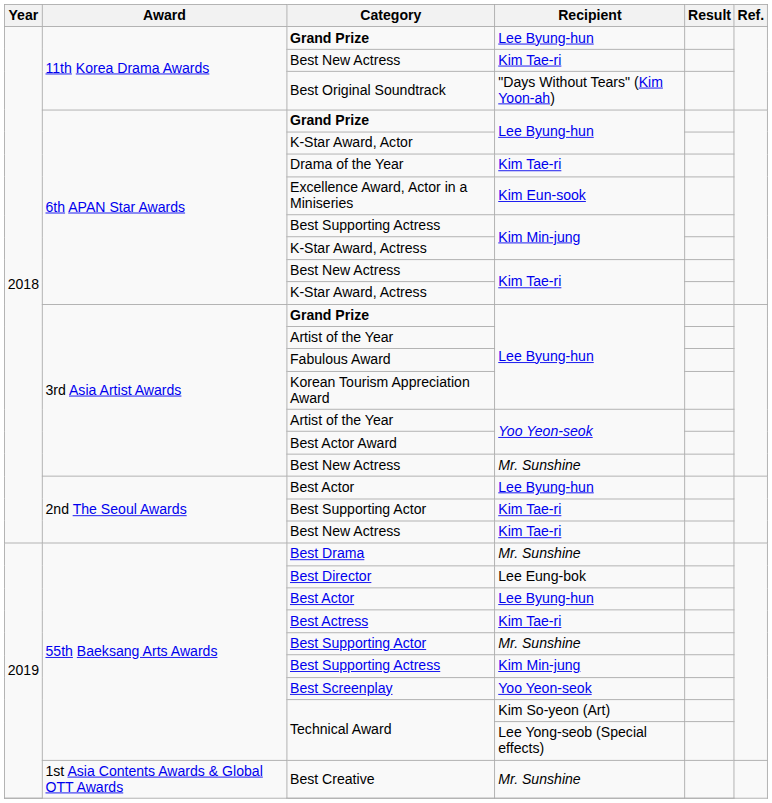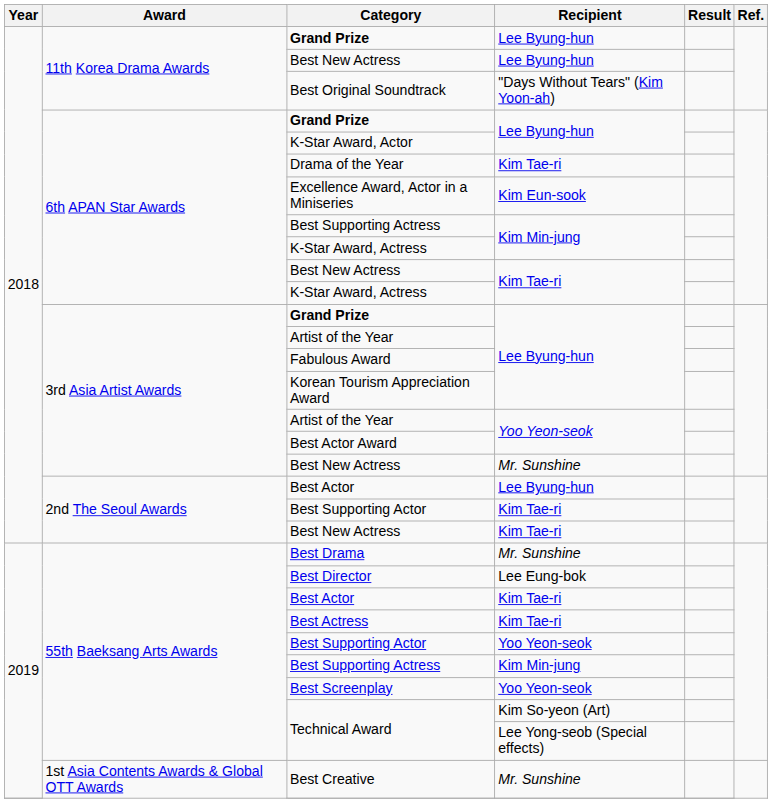(530, 60) Kim Tae-ri -> (546, 60) Lee Byung-hun
(546, 599) Lee Byung-hun -> (530, 599) Kim Tae-ri
(539, 643) Mr. Sunshine -> (545, 643) Yoo Yeon-seok
